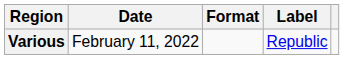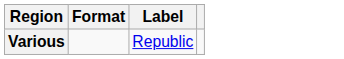- column: (135, 16)
